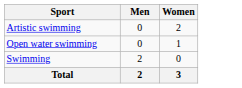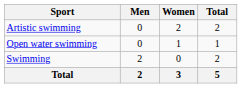+ column: (217, 12)
